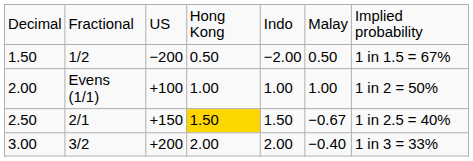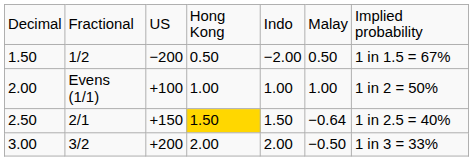(327, 120) −0.67 -> (327, 120) −0.64
(327, 144) −0.40 -> (327, 144) −0.50
